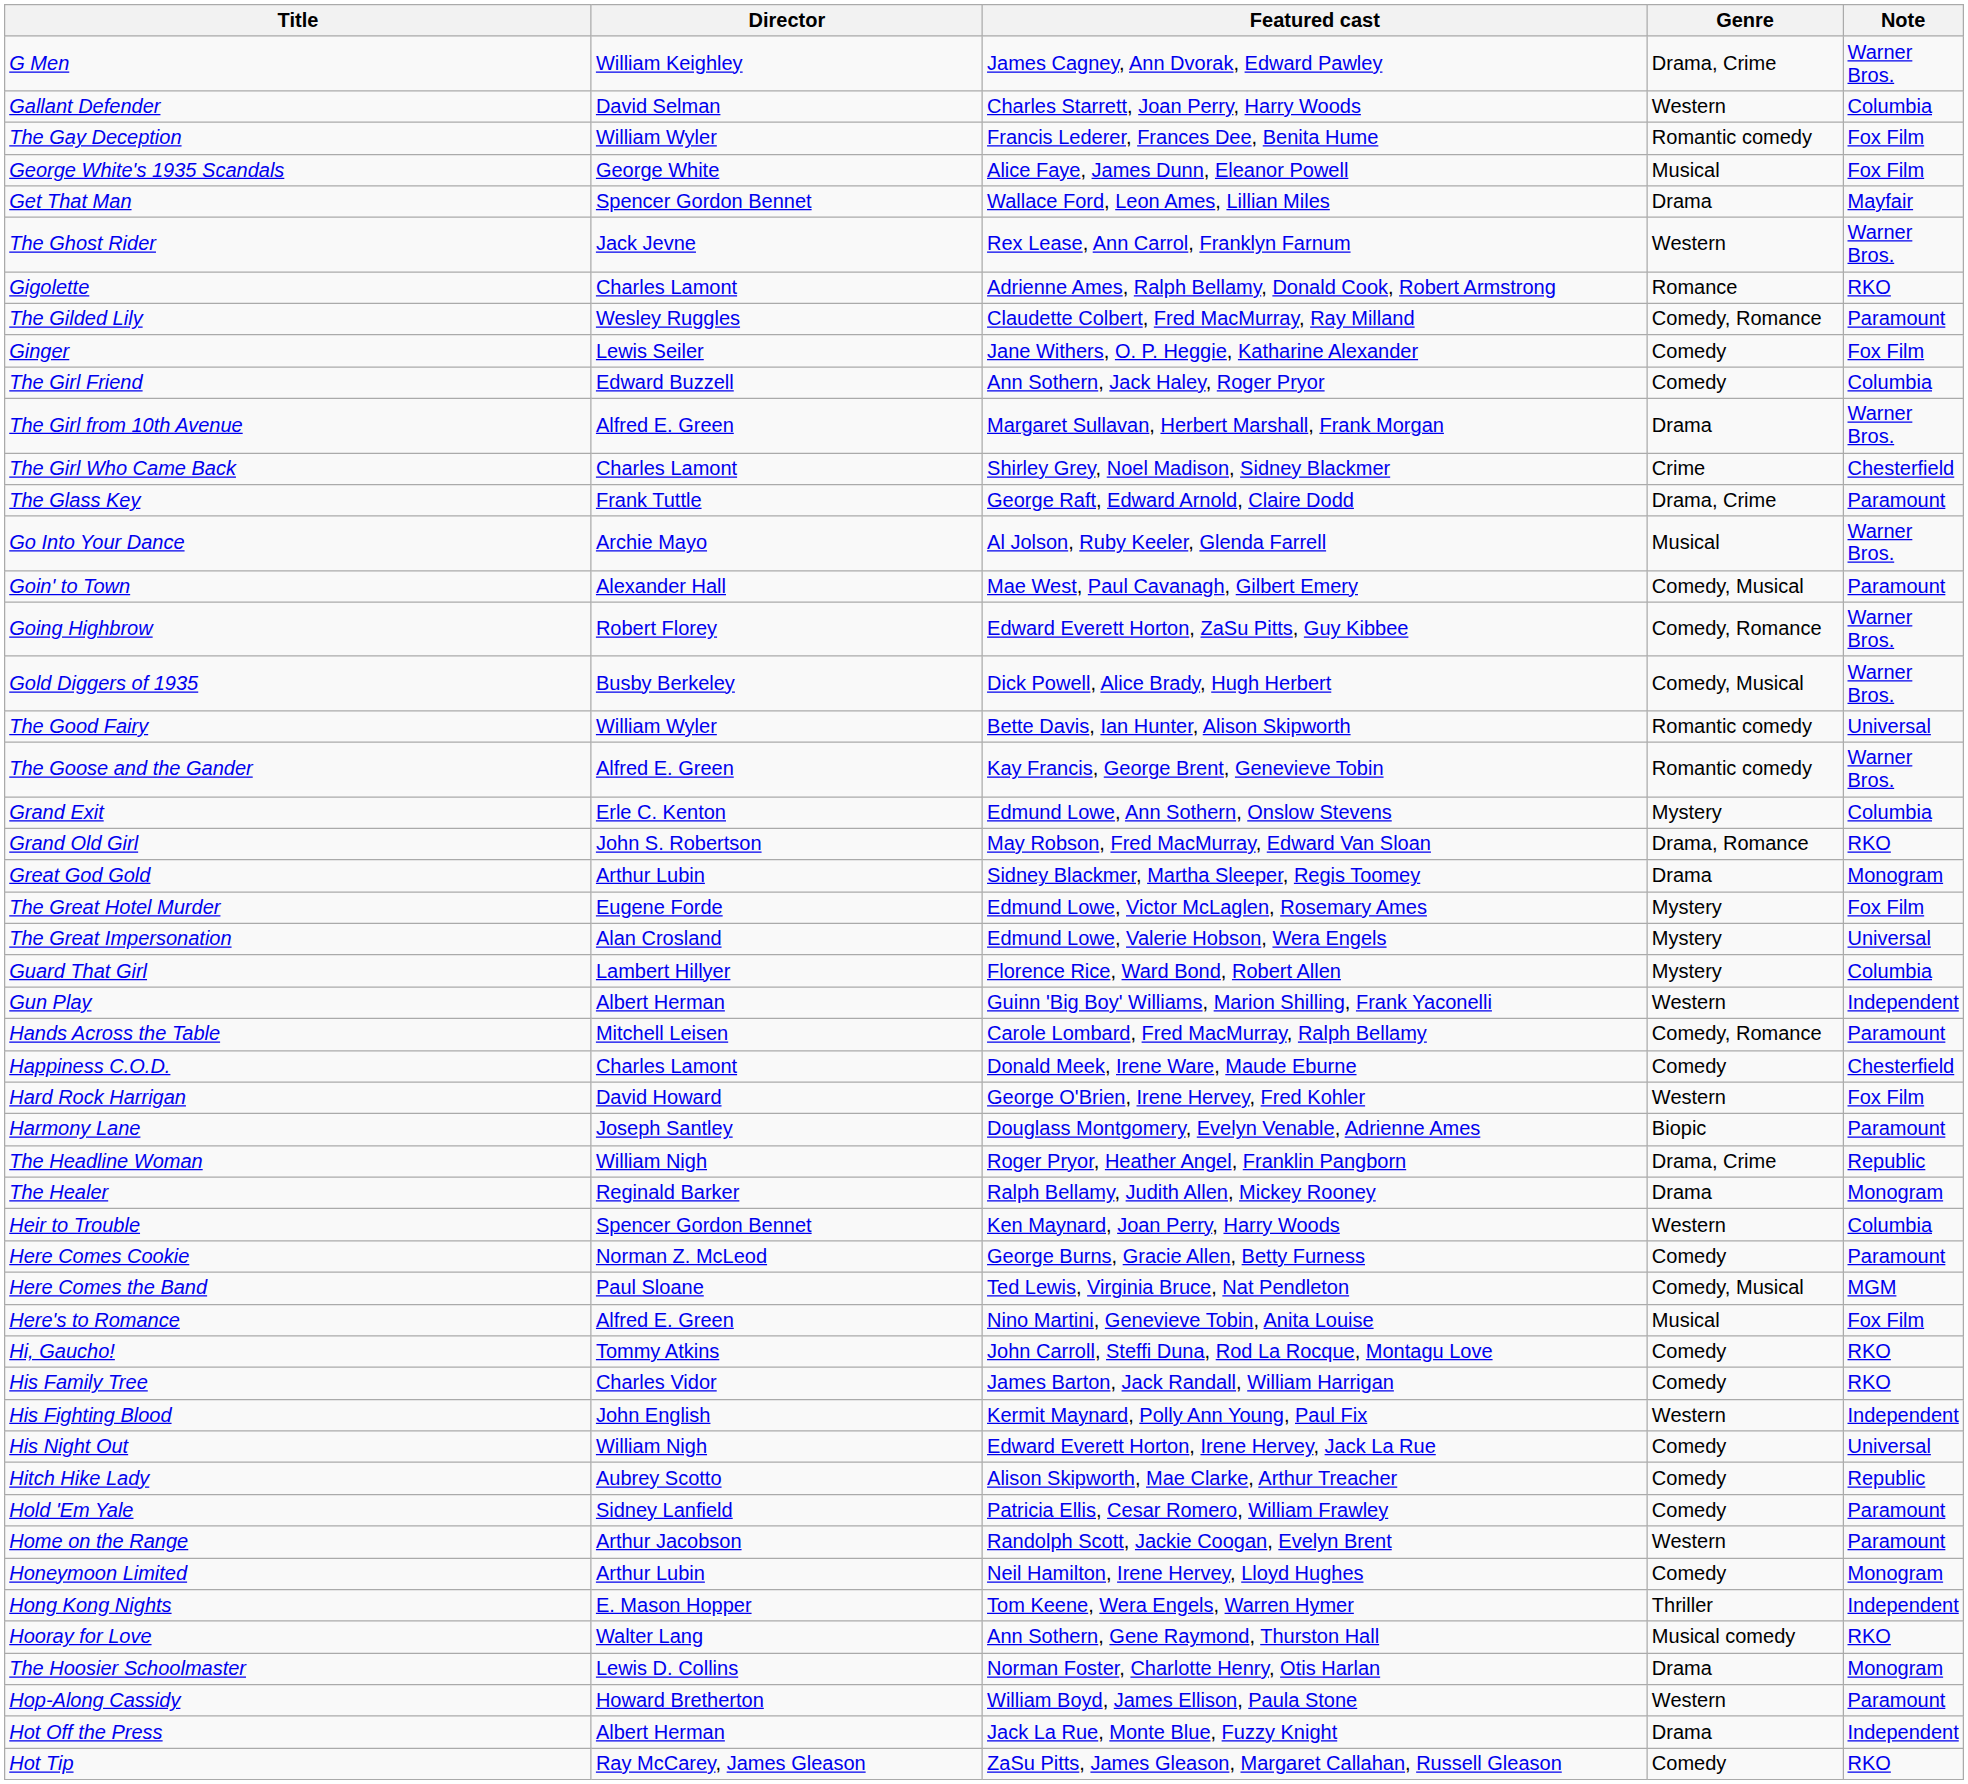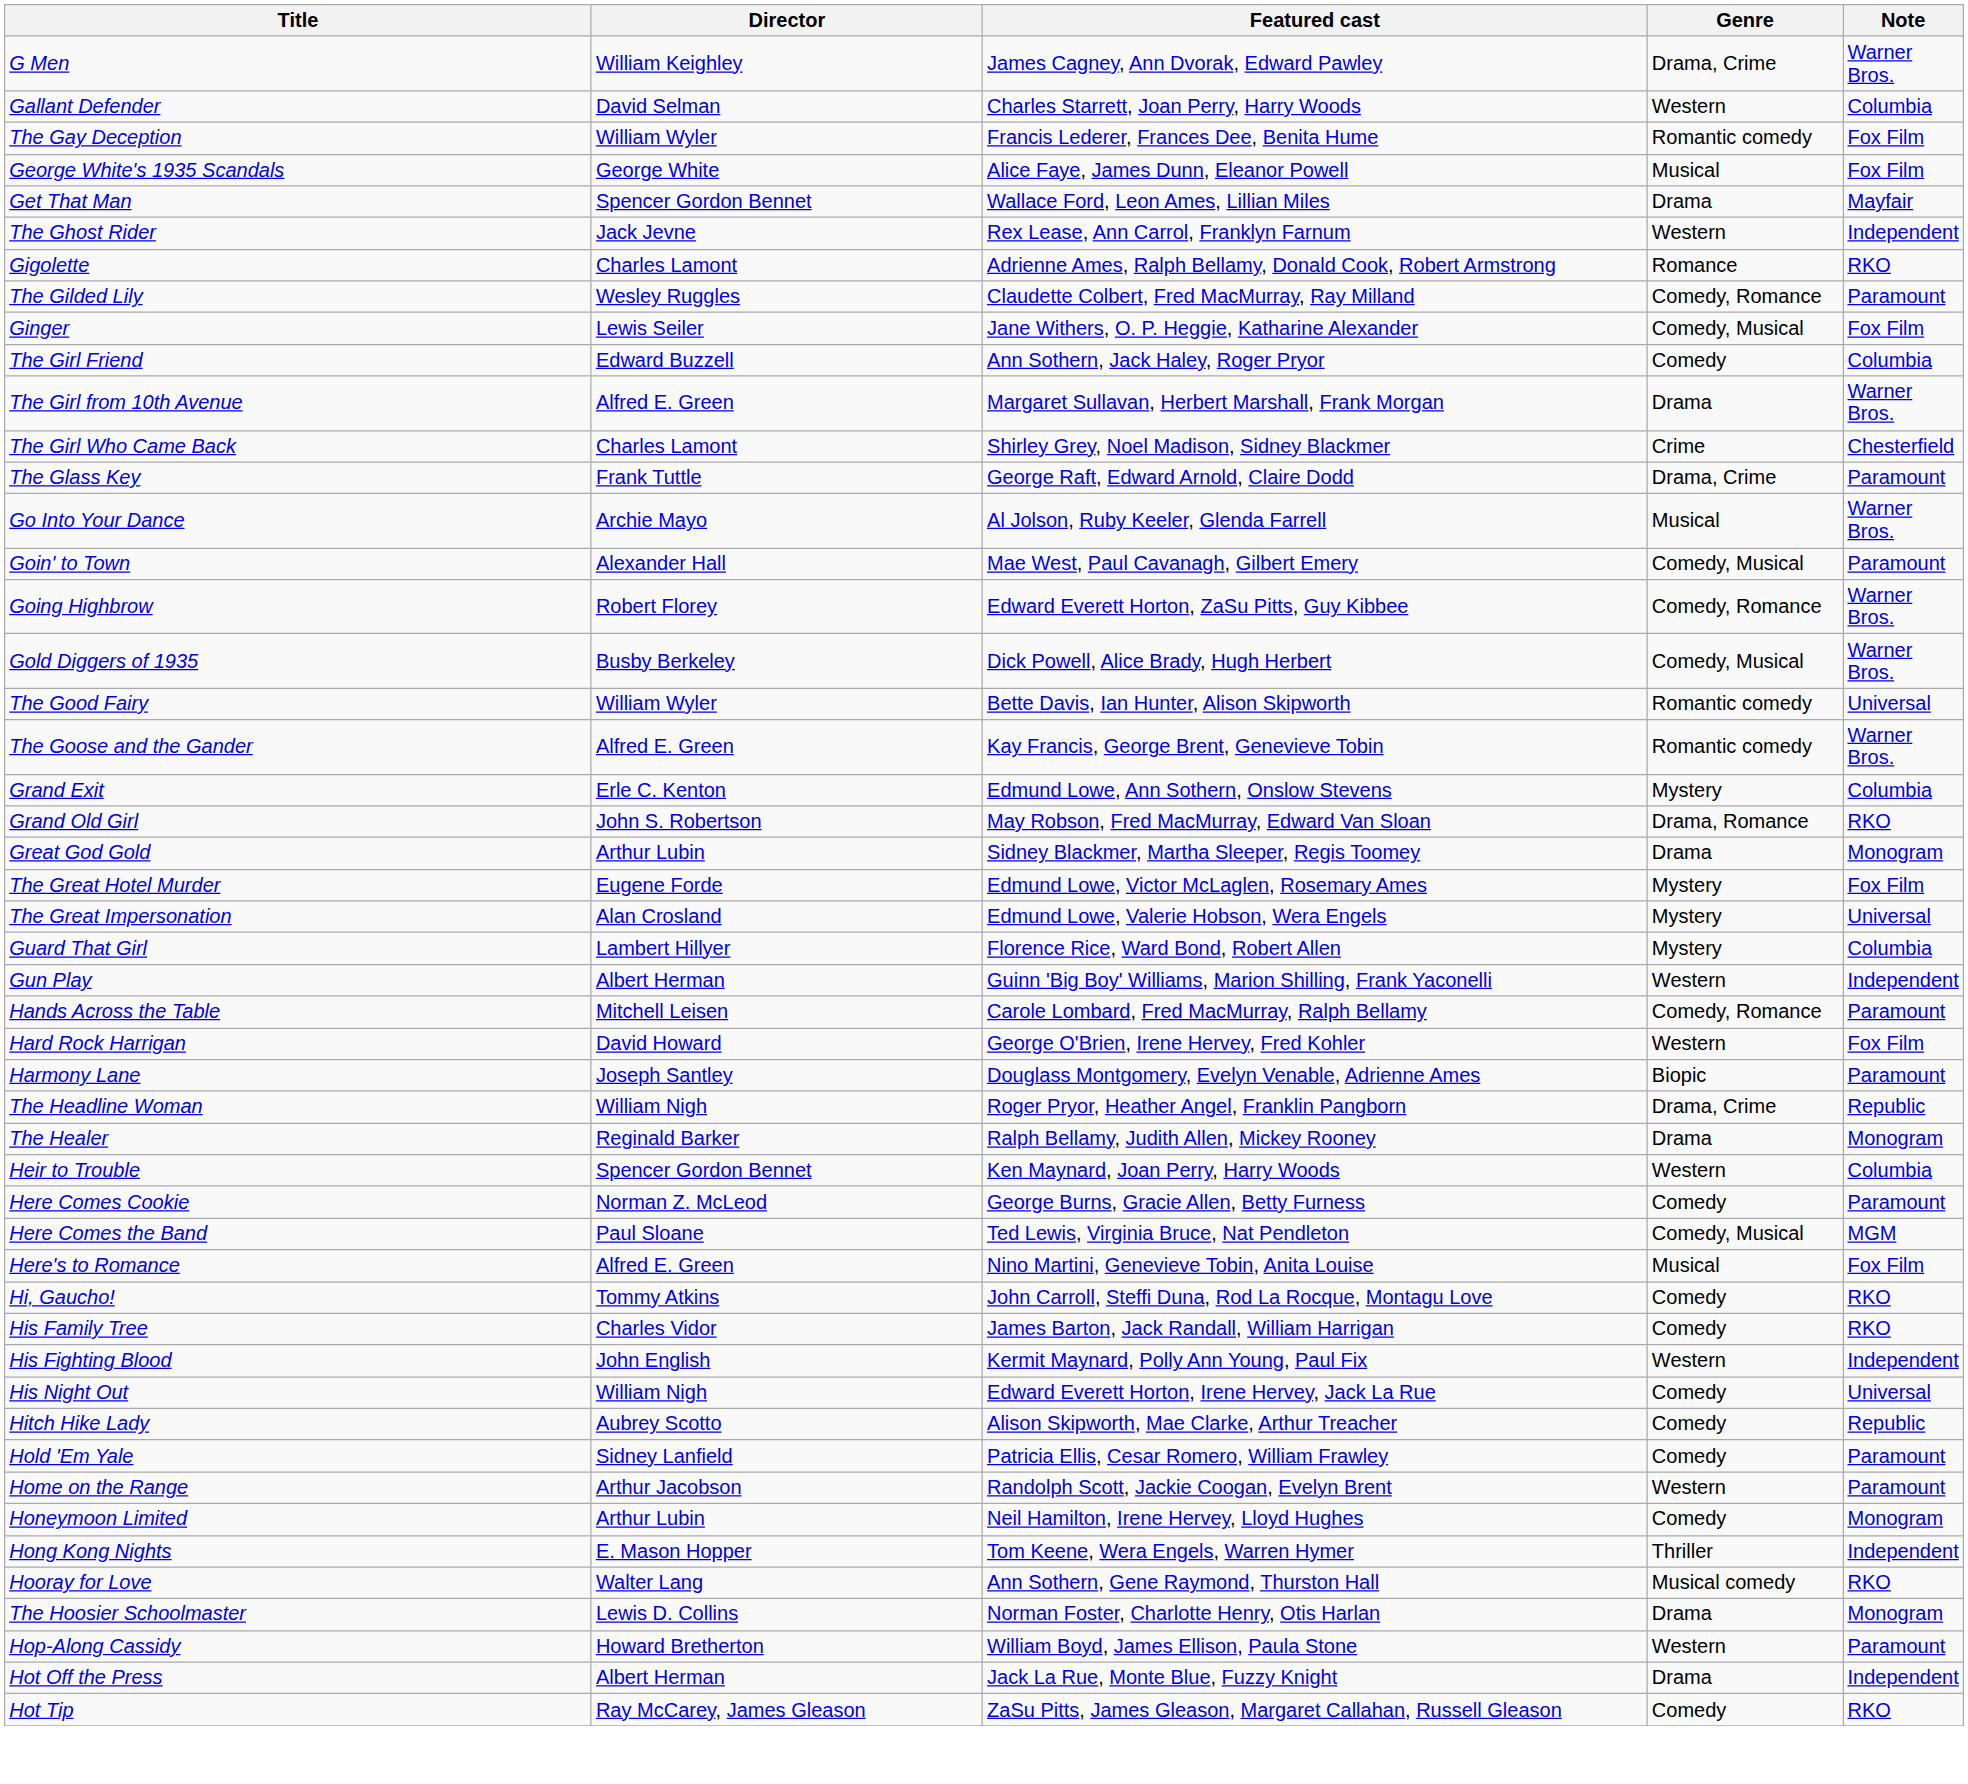(1880, 244) Warner Bros. -> (1903, 233) Independent
(1689, 350) Comedy -> (1728, 328) Comedy, Musical
- row: (90, 1065)
